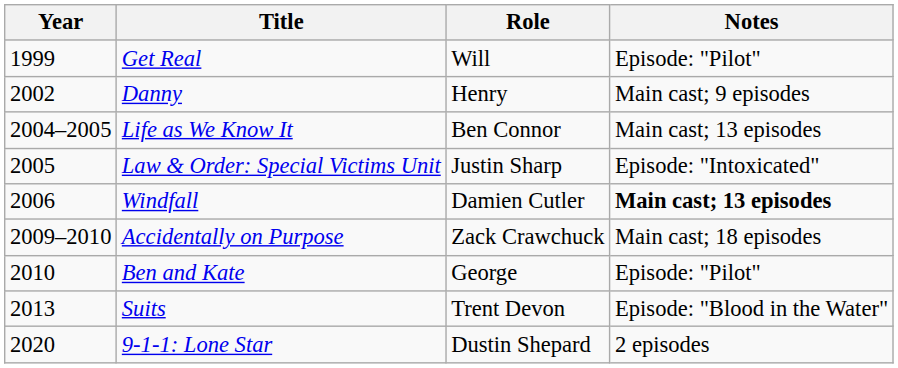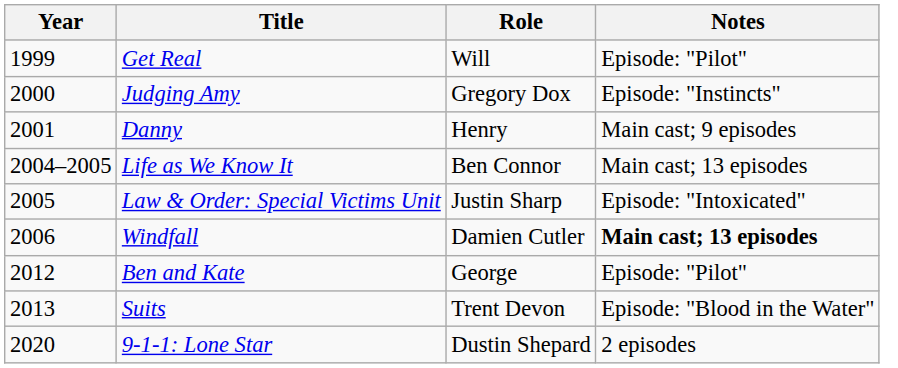+ row: (181, 93)
(32, 93) 2002 -> (32, 129) 2001
- row: (233, 237)
(32, 272) 2010 -> (32, 272) 2012
